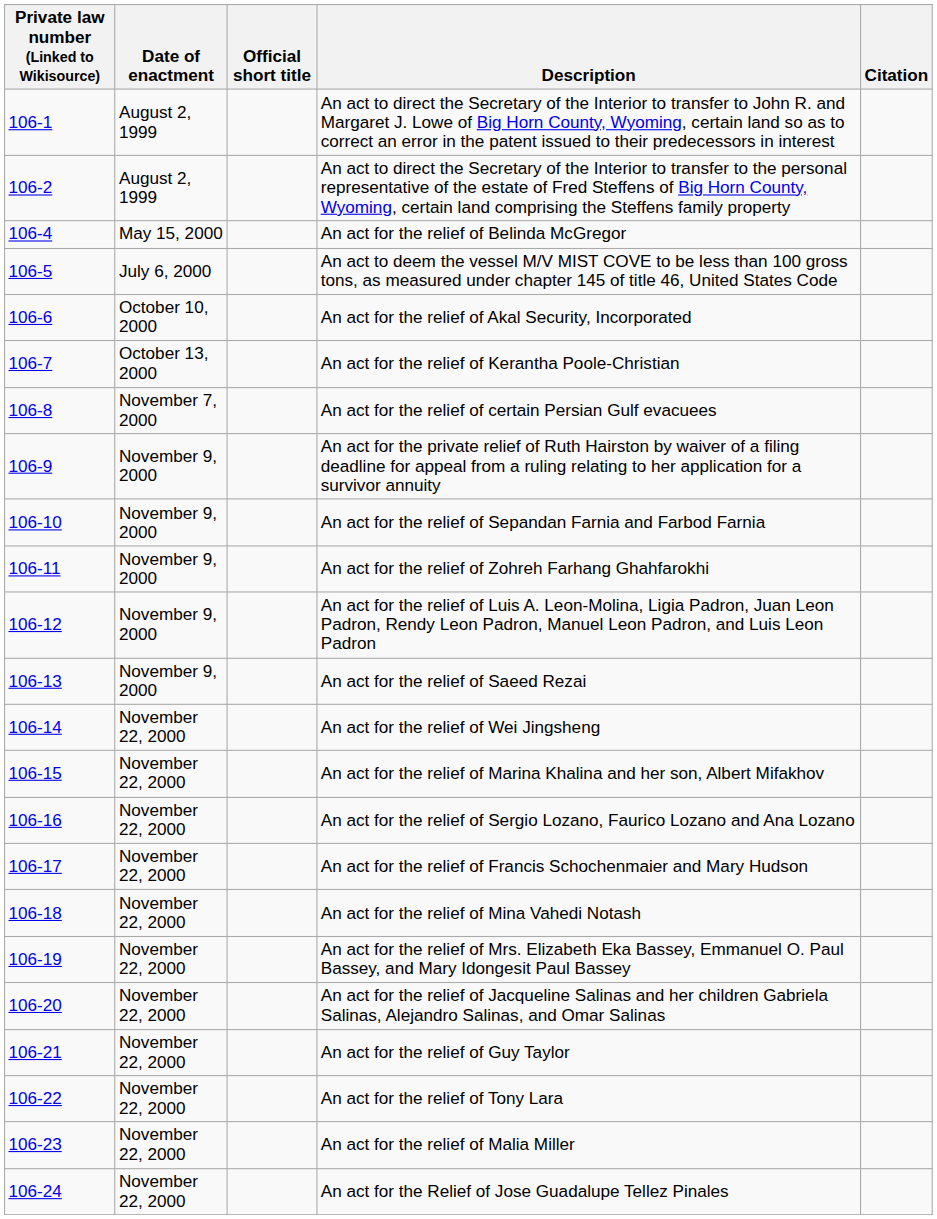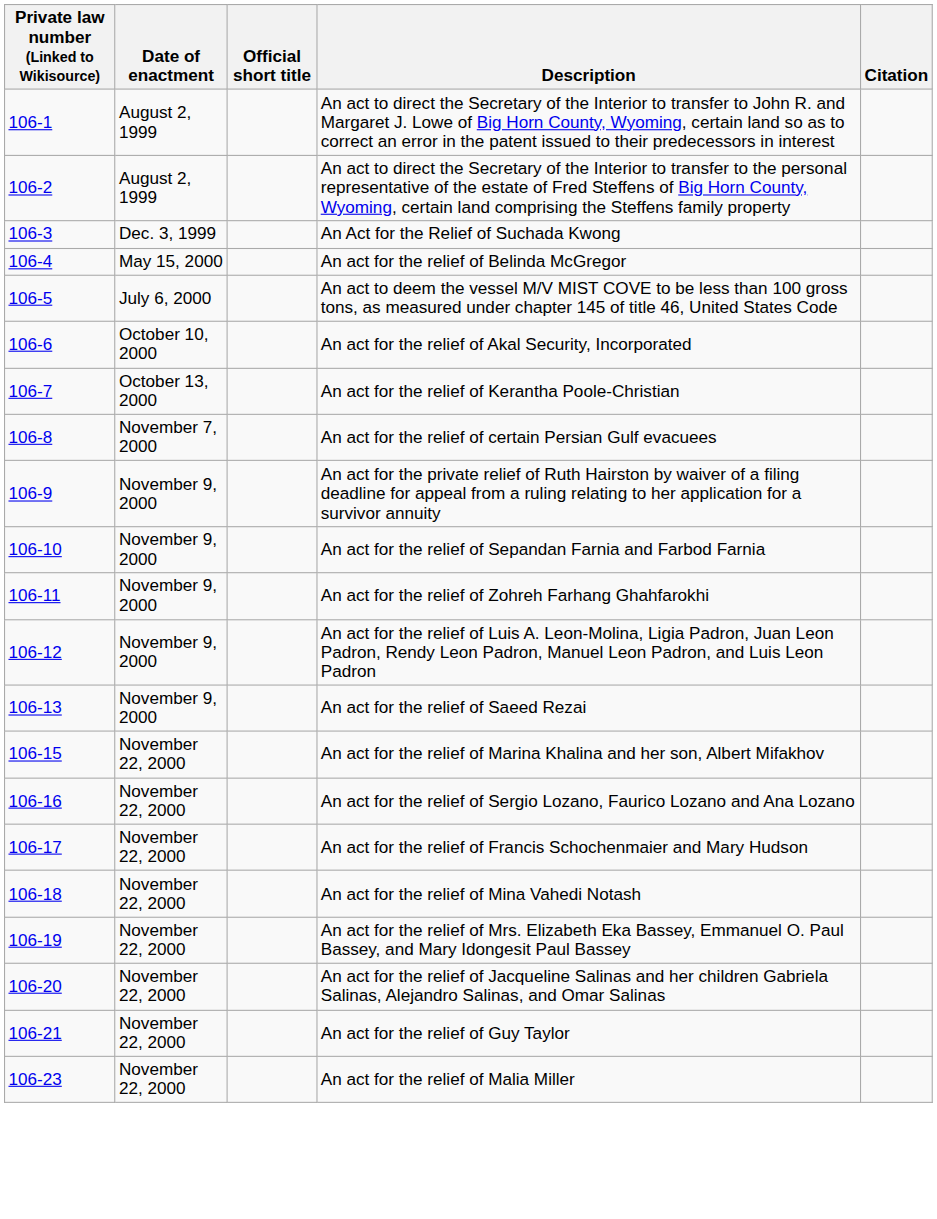+ row: (471, 234)
- row: (460, 727)
- row: (442, 1098)
- row: (525, 1191)
